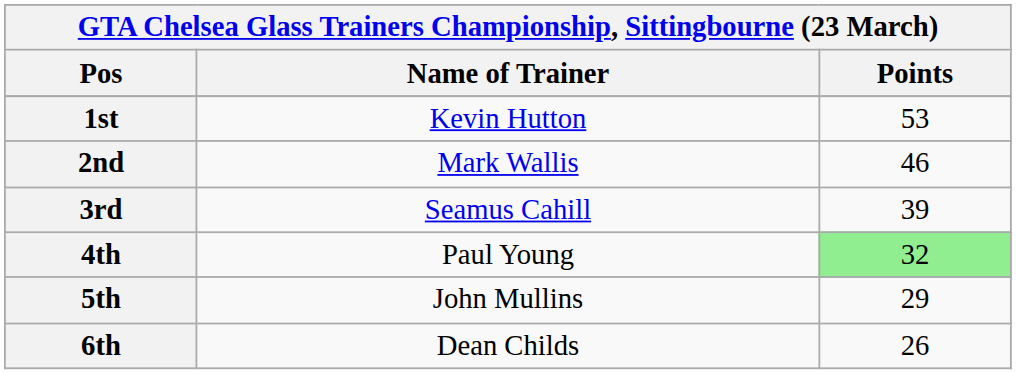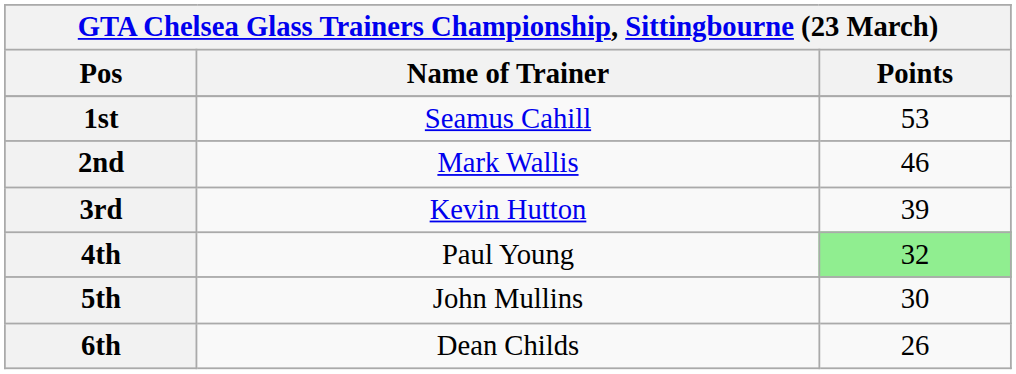(508, 118) Kevin Hutton -> (508, 118) Seamus Cahill
(508, 208) Seamus Cahill -> (508, 208) Kevin Hutton
(915, 299) 29 -> (915, 299) 30
